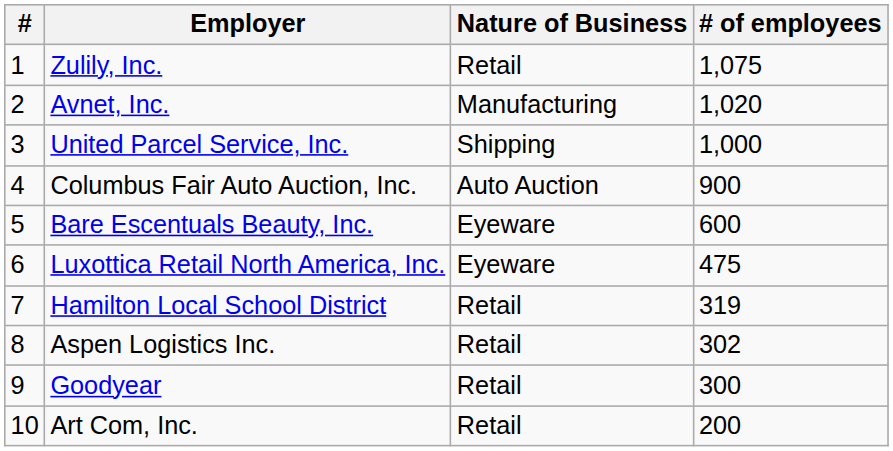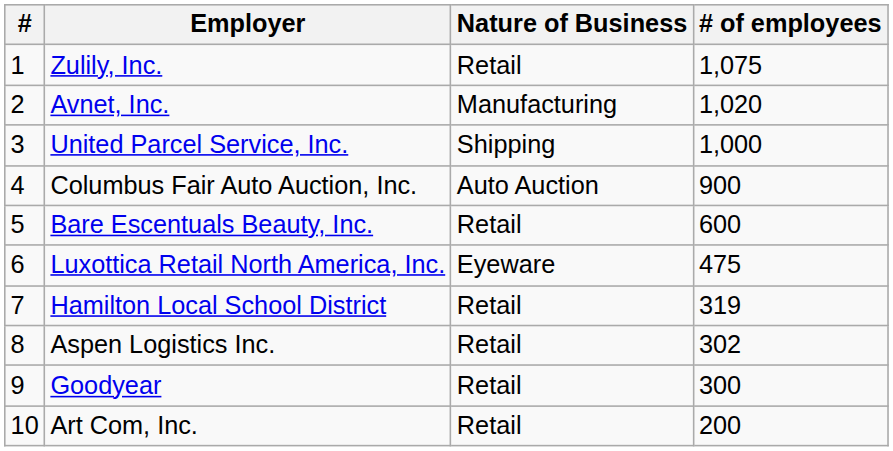(506, 225) Eyeware -> (489, 225) Retail
